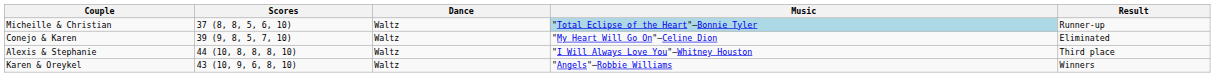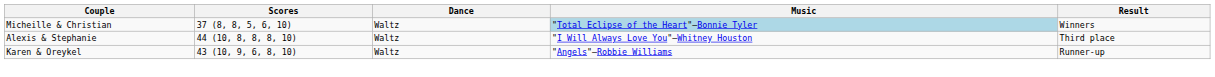(1082, 25) Runner-up -> (1077, 25) Winners
- row: (41, 38)
(1077, 65) Winners -> (1082, 52) Runner-up
